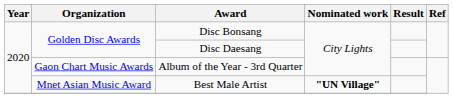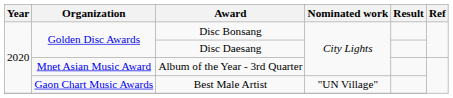(94, 66) Gaon Chart Music Awards -> (94, 66) Mnet Asian Music Award
(94, 84) Mnet Asian Music Award -> (94, 84) Gaon Chart Music Awards
(348, 84) bold -> (348, 84) normal
